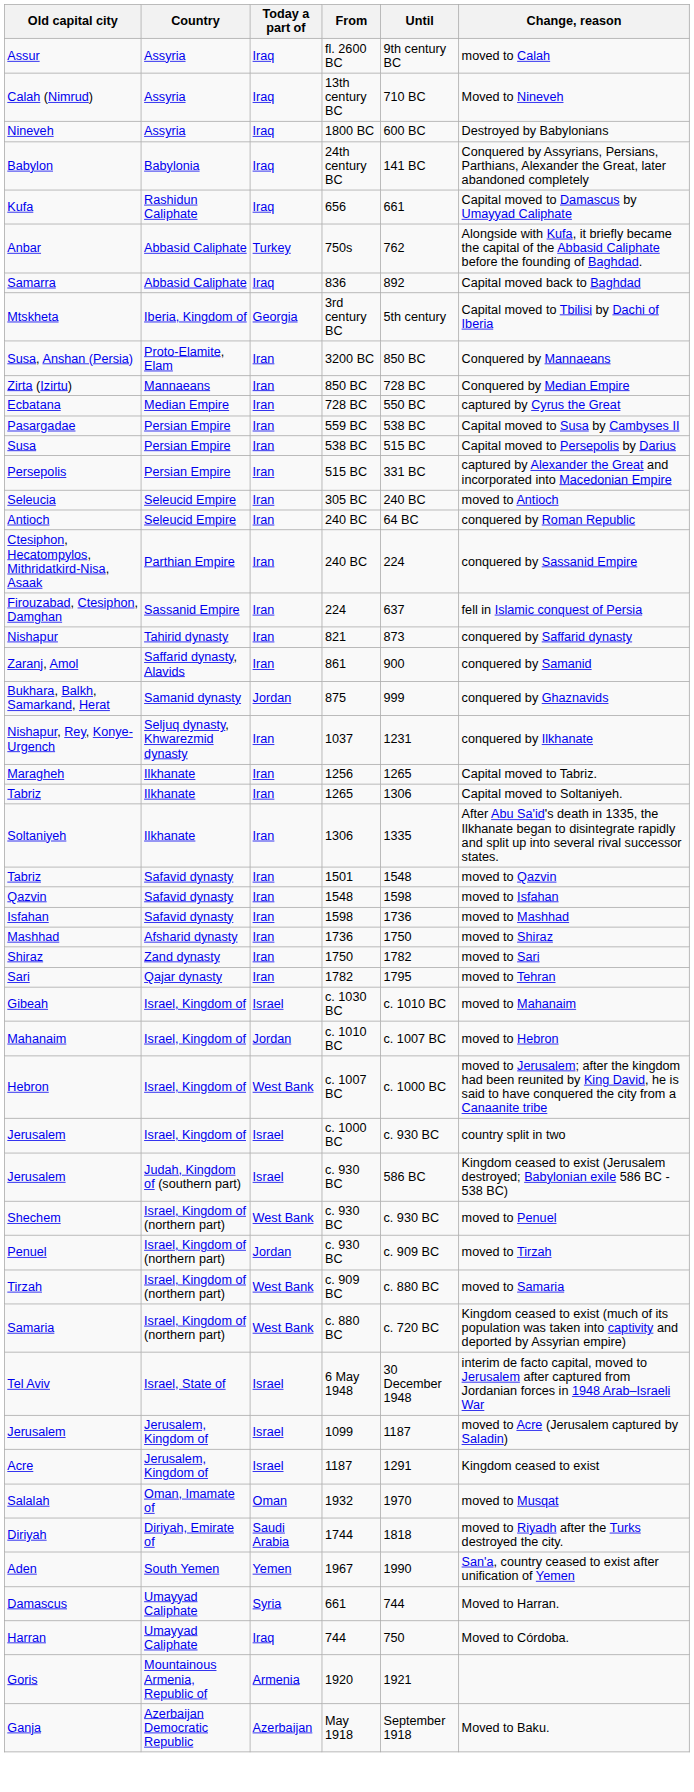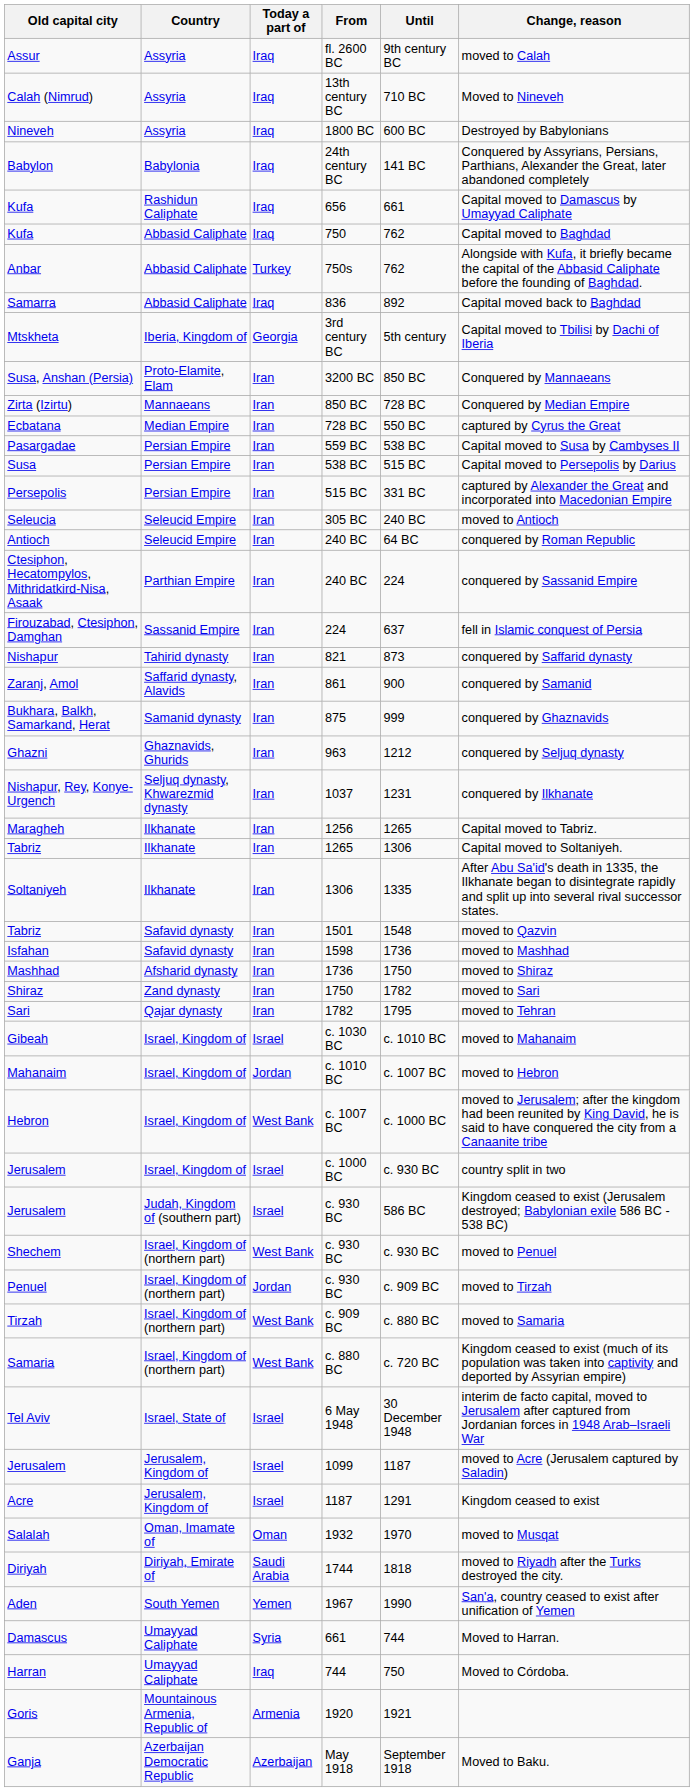+ row: (20, 234)
(272, 698) Jordan -> (263, 718) Iran
+ row: (27, 752)
- row: (27, 897)
